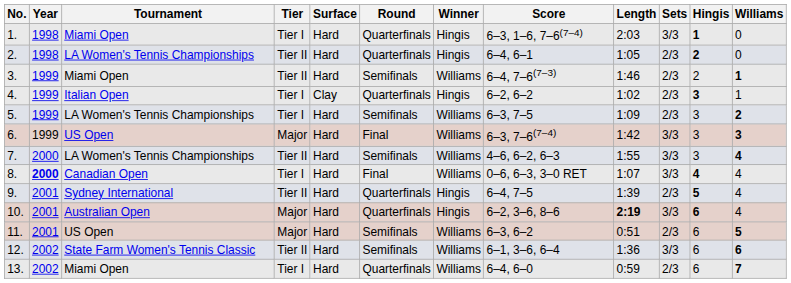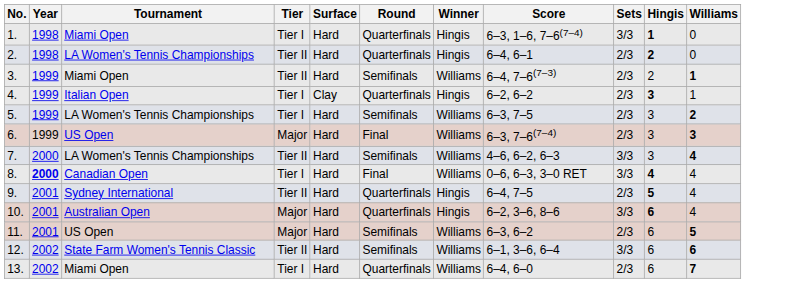- column: (637, 14)
(670, 135) 3/3 -> (625, 135) 2/3
